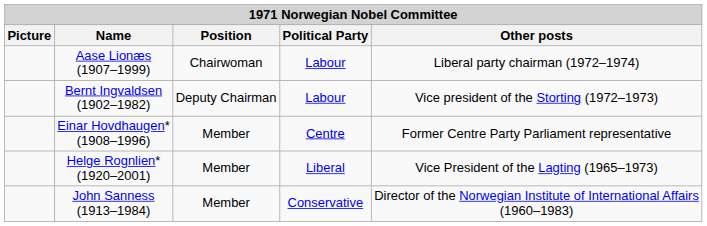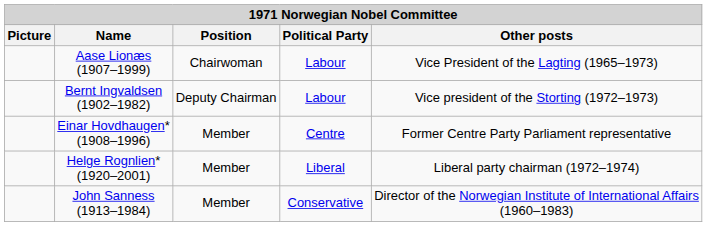(537, 63) Liberal party chairman (1972–1974) -> (537, 63) Vice President of the Lagting (1965–1973)
(537, 168) Vice President of the Lagting (1965–1973) -> (537, 168) Liberal party chairman (1972–1974)
